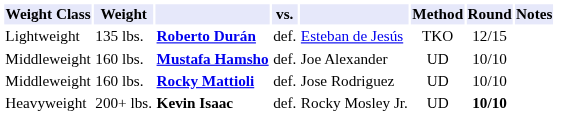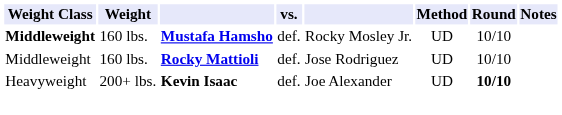- row: (206, 36)
(48, 59) normal -> (50, 36) bold
(344, 59) Joe Alexander -> (359, 36) Rocky Mosley Jr.
(354, 103) Rocky Mosley Jr. -> (348, 81) Joe Alexander
